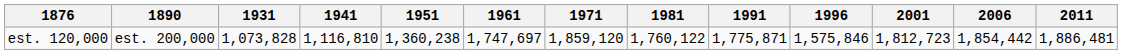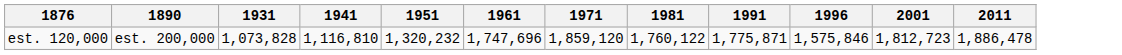- column: (995, 16)
(423, 39) 1,360,238 -> (423, 39) 1,320,232
(504, 39) 1,747,697 -> (504, 39) 1,747,696
(1077, 39) 1,886,481 -> (995, 39) 1,886,478
